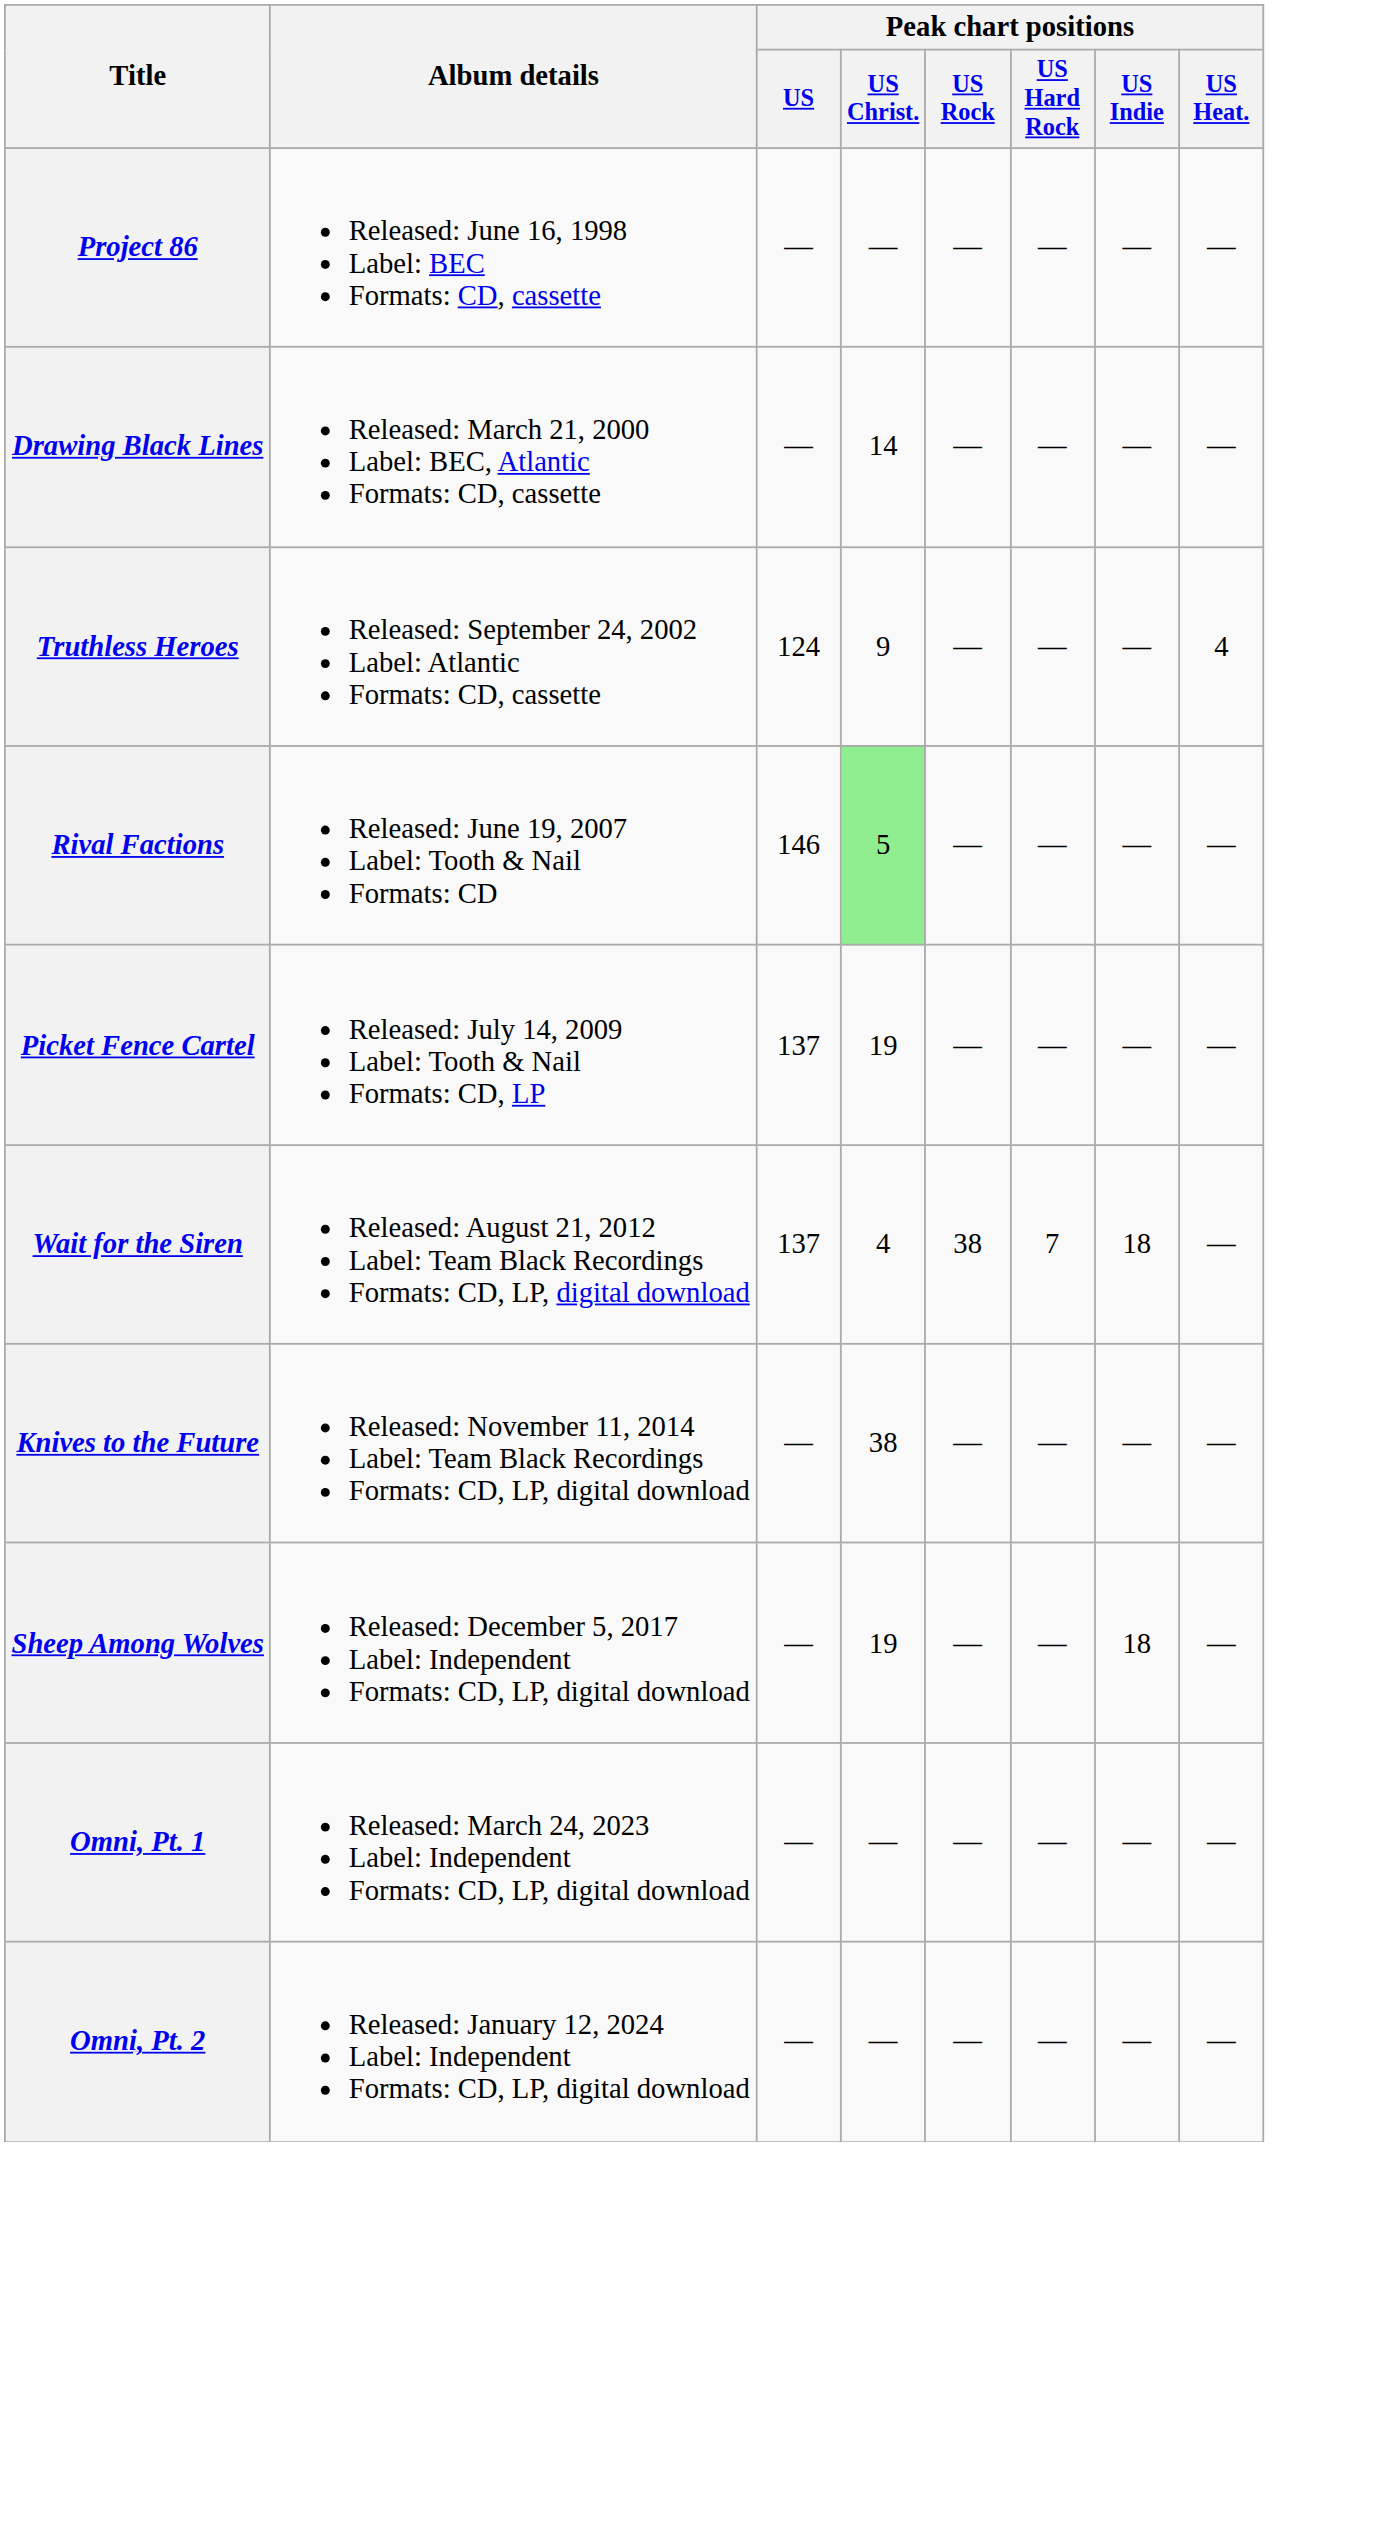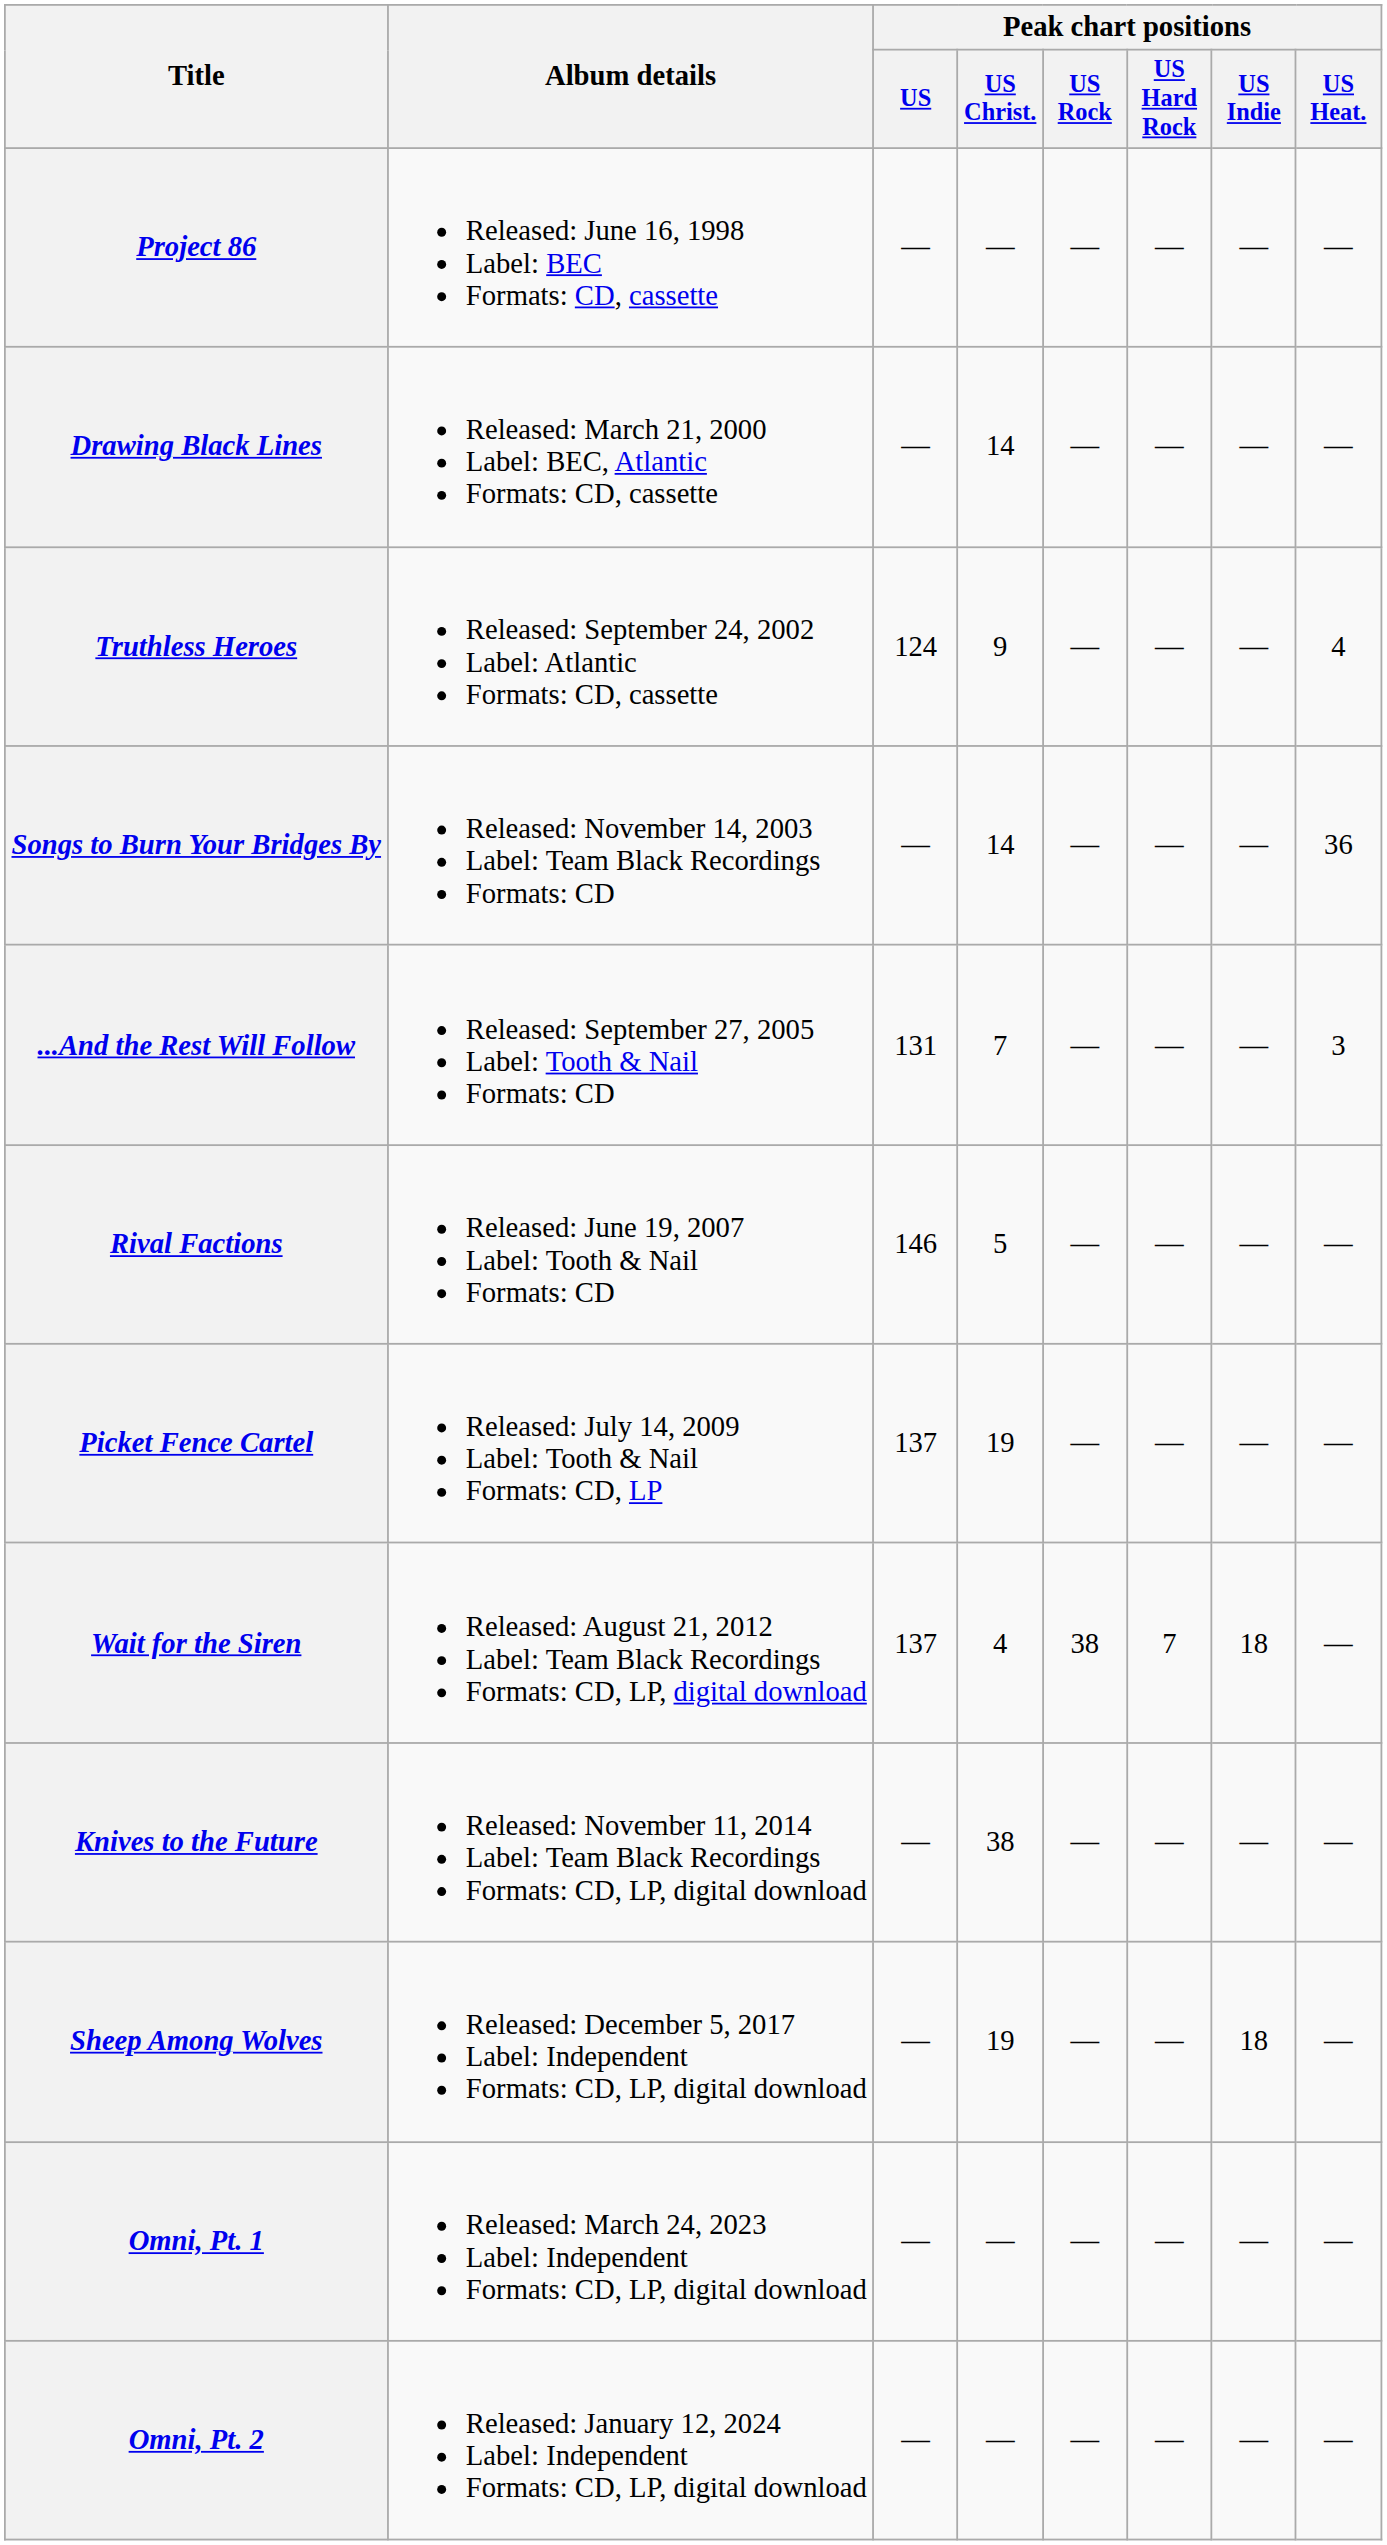+ row: (196, 845)
+ row: (196, 1044)
(883, 845) lightgreen background -> (1000, 1243) no background
